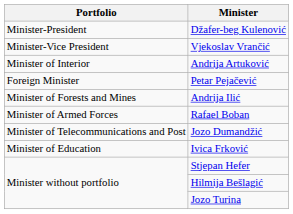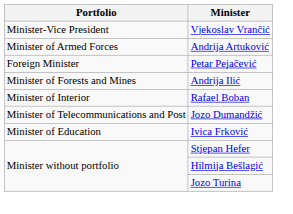- row: (238, 30)
(48, 64) Minister of Interior -> (62, 47) Minister of Armed Forces
(62, 115) Minister of Armed Forces -> (48, 98) Minister of Interior
